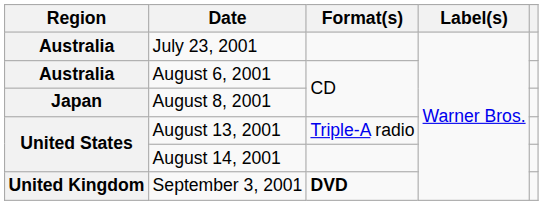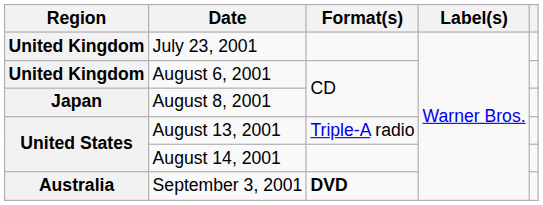(77, 46) Australia -> (77, 46) United Kingdom
(77, 74) Australia -> (77, 74) United Kingdom
(77, 185) United Kingdom -> (77, 185) Australia
